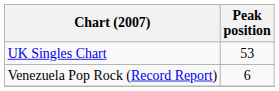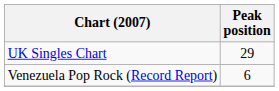(247, 53) 53 -> (247, 53) 29
